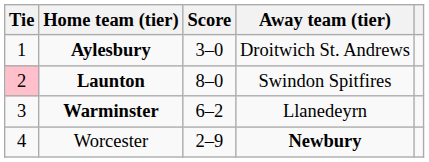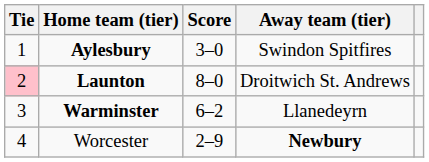(325, 49) Droitwich St. Andrews -> (325, 49) Swindon Spitfires
(325, 80) Swindon Spitfires -> (325, 80) Droitwich St. Andrews
